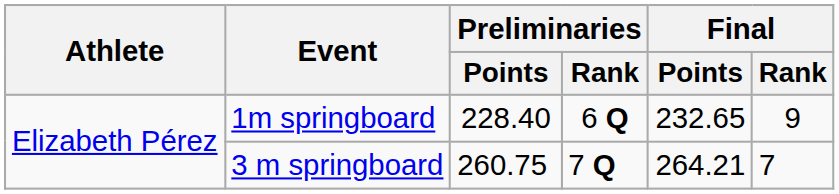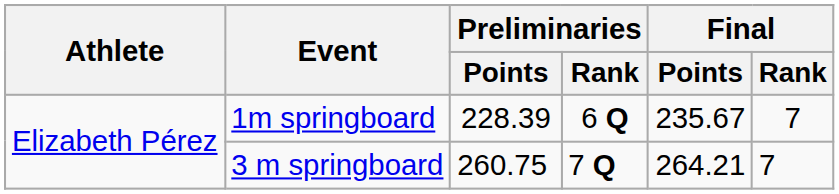(506, 119) 228.40 -> (506, 119) 228.39
(700, 119) 232.65 -> (700, 119) 235.67
(793, 119) 9 -> (793, 119) 7
